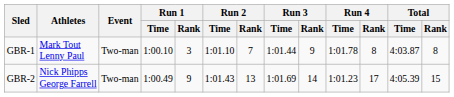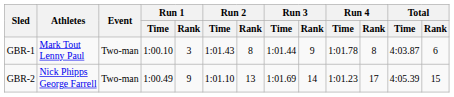(220, 51) 1:01.10 -> (220, 51) 1:01.43
(251, 51) 7 -> (251, 51) 8
(436, 51) 8 -> (436, 51) 6
(220, 78) 1:01.43 -> (220, 78) 1:01.10
